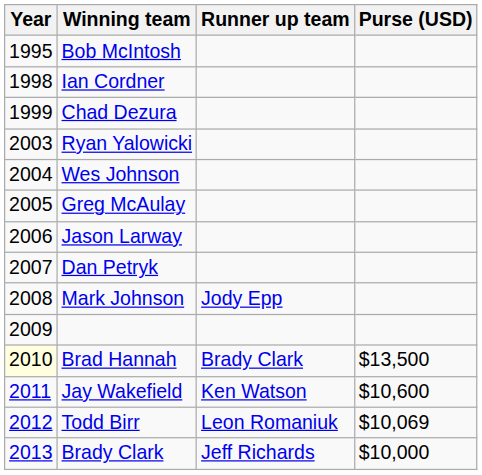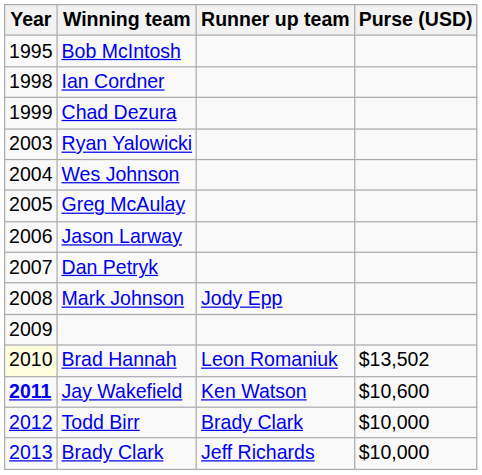(252, 360) Brady Clark -> (269, 360) Leon Romaniuk
(394, 360) $13,500 -> (394, 360) $13,502
(30, 391) normal -> (30, 391) bold
(269, 422) Leon Romaniuk -> (252, 422) Brady Clark
(394, 422) $10,069 -> (394, 422) $10,000
